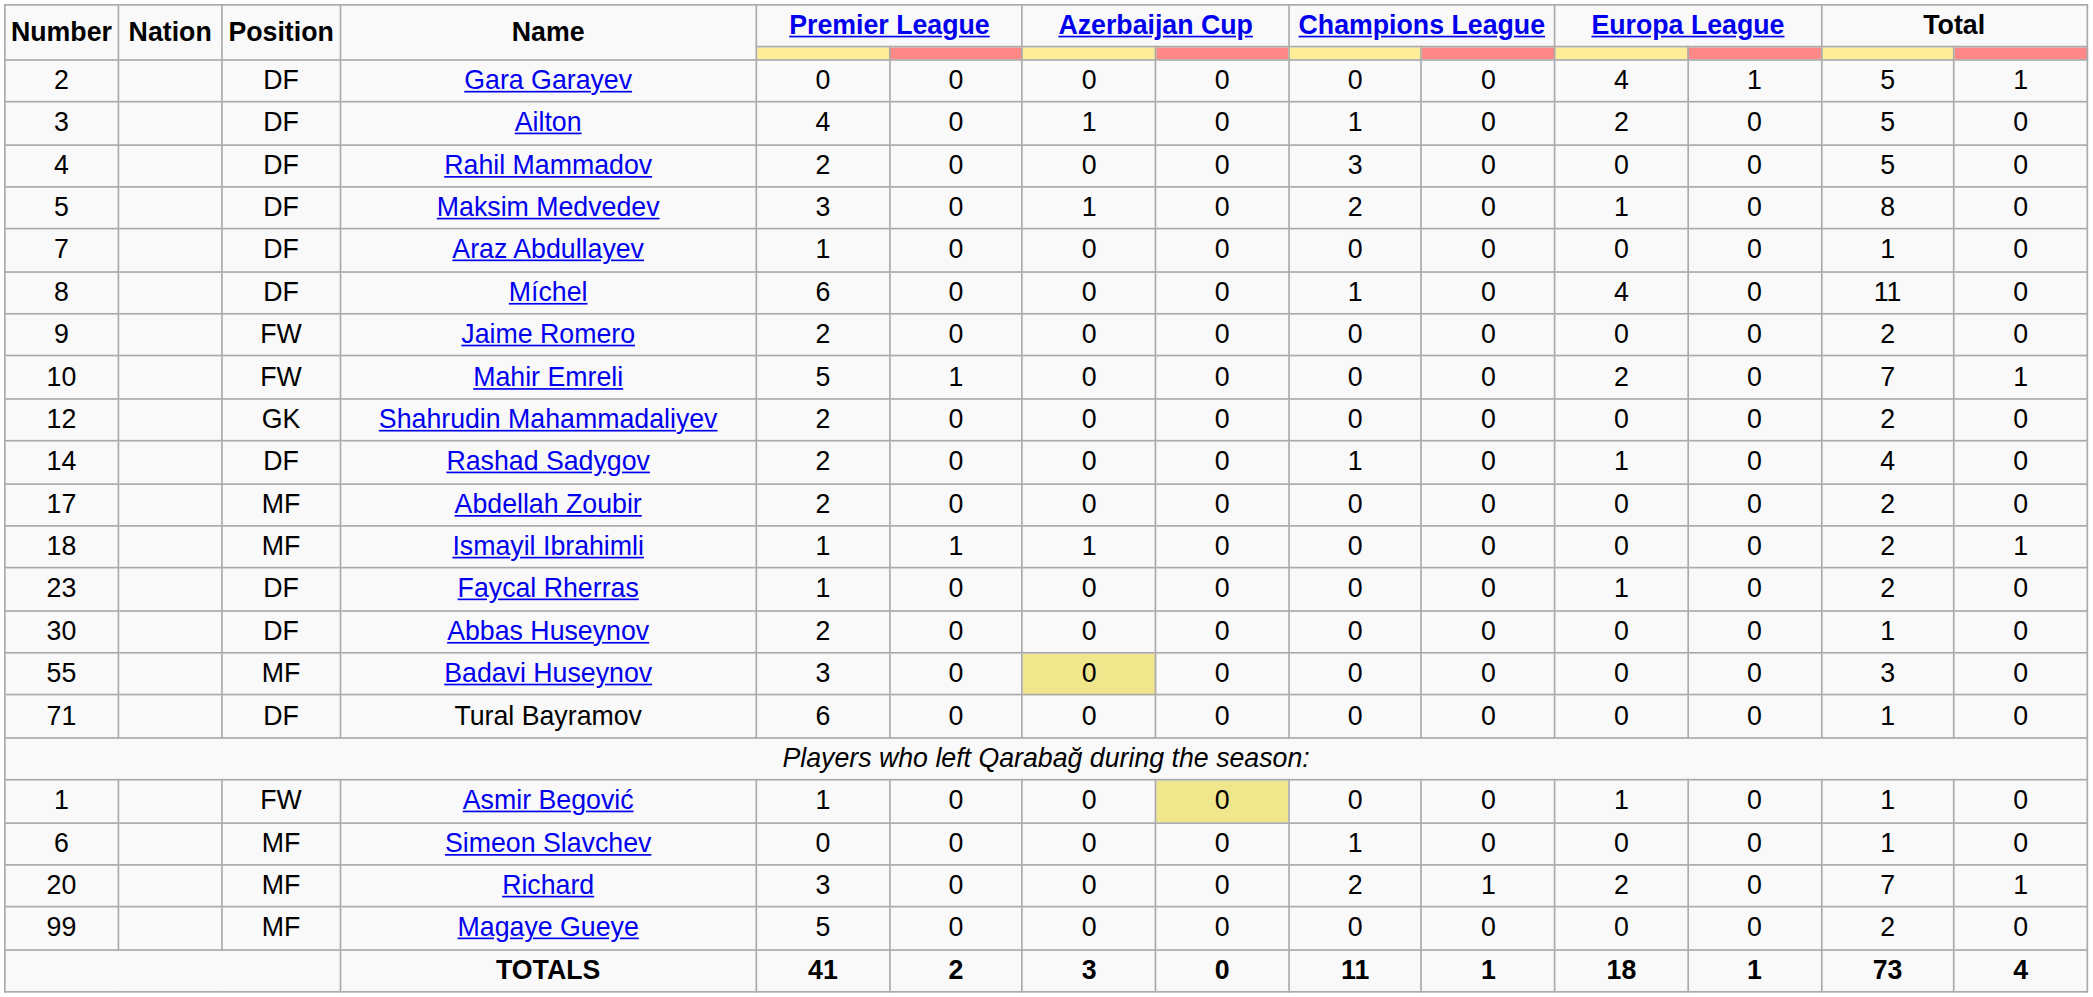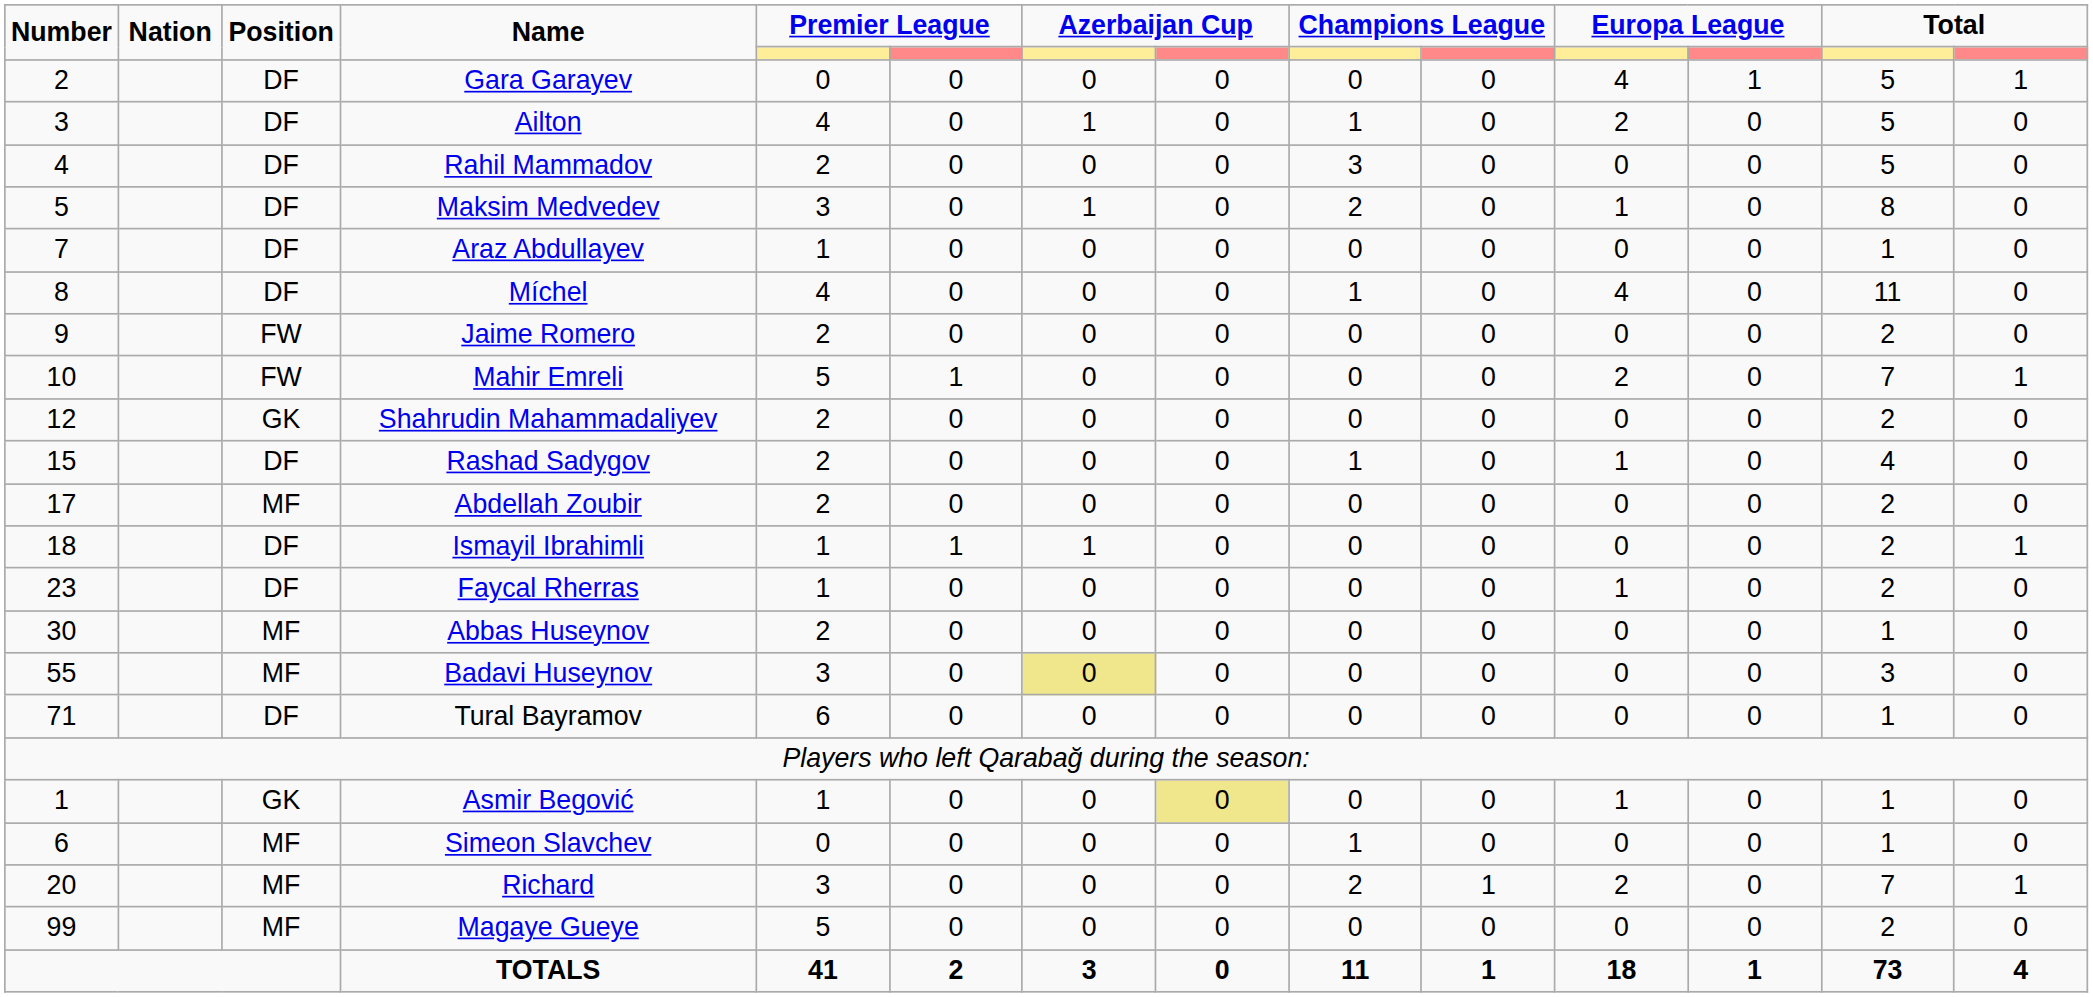(823, 292) 6 -> (823, 292) 4
(61, 461) 14 -> (61, 461) 15
(281, 546) MF -> (281, 546) DF
(281, 631) DF -> (281, 631) MF
(281, 800) FW -> (281, 800) GK
